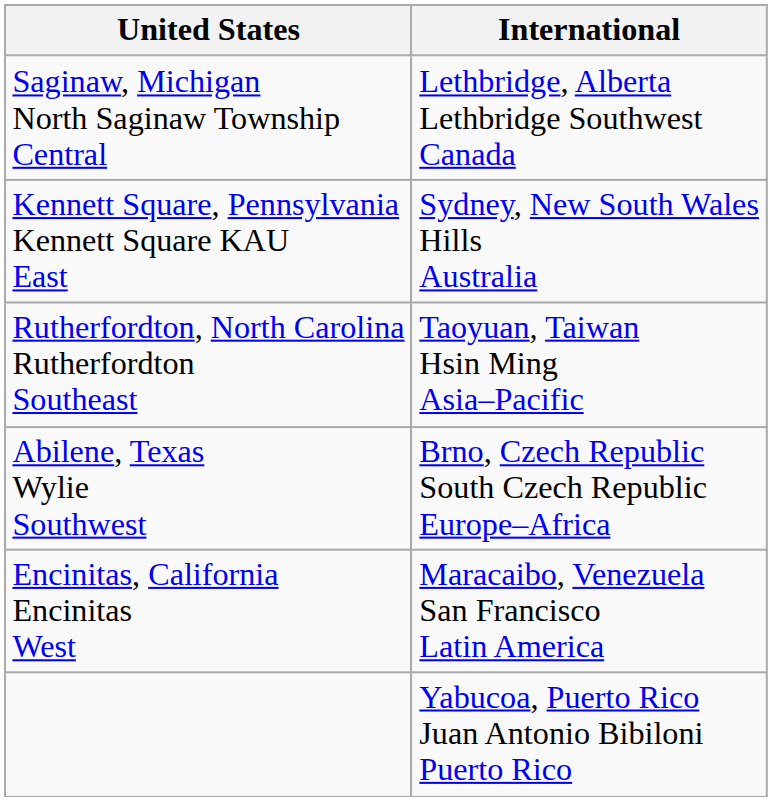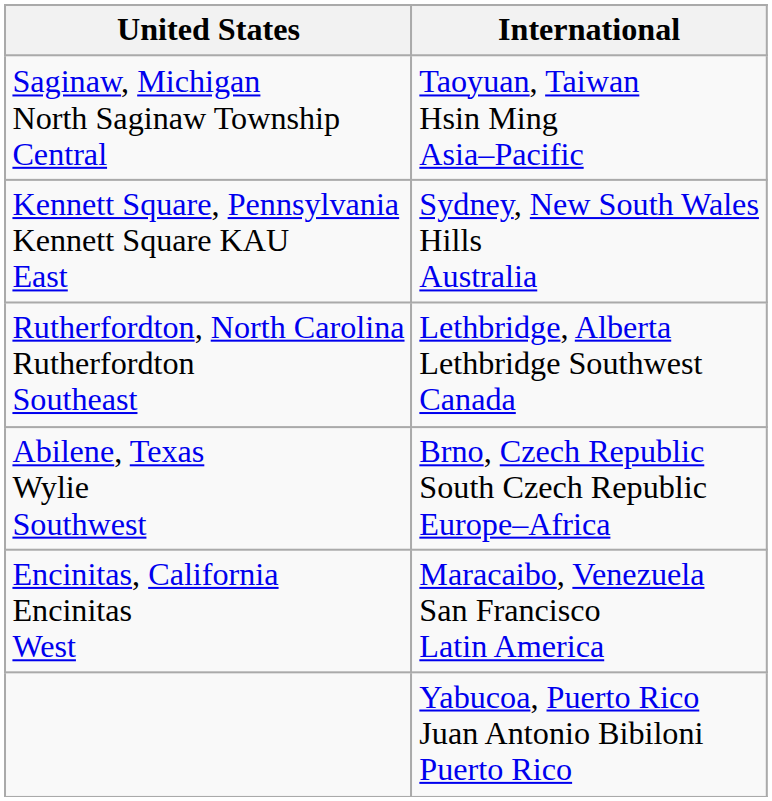(561, 117) Lethbridge, Alberta Lethbridge Southwest Canada -> (529, 117) Taoyuan, Taiwan Hsin Ming Asia–Pacific
(529, 363) Taoyuan, Taiwan Hsin Ming Asia–Pacific -> (561, 363) Lethbridge, Alberta Lethbridge Southwest Canada
